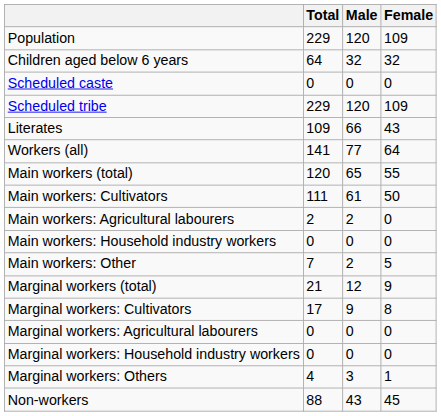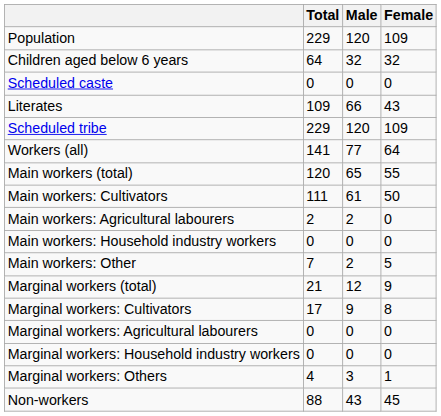rows swapped: (57, 106) <-> (35, 128)
